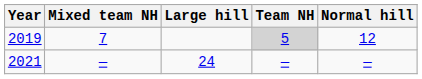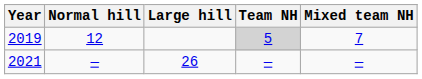columns swapped: (367, 16) <-> (103, 16)
(207, 62) 24 -> (190, 62) 26
